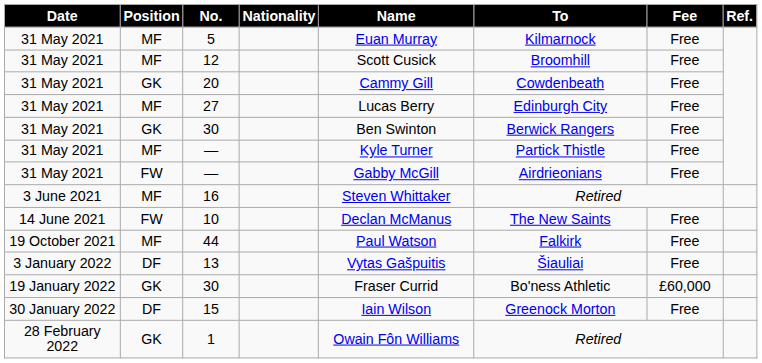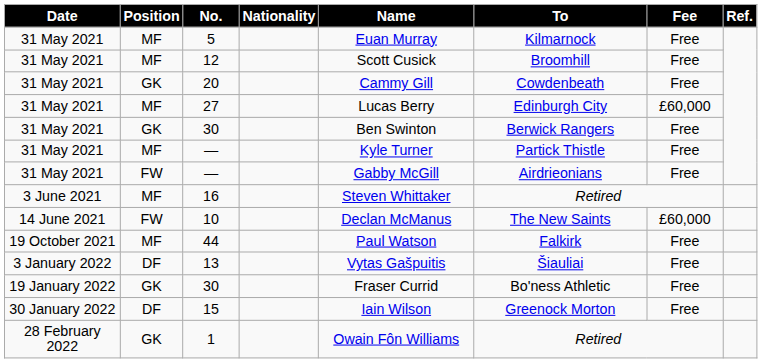(685, 106) Free -> (685, 106) £60,000
(685, 219) Free -> (685, 219) £60,000
(685, 286) £60,000 -> (685, 286) Free
